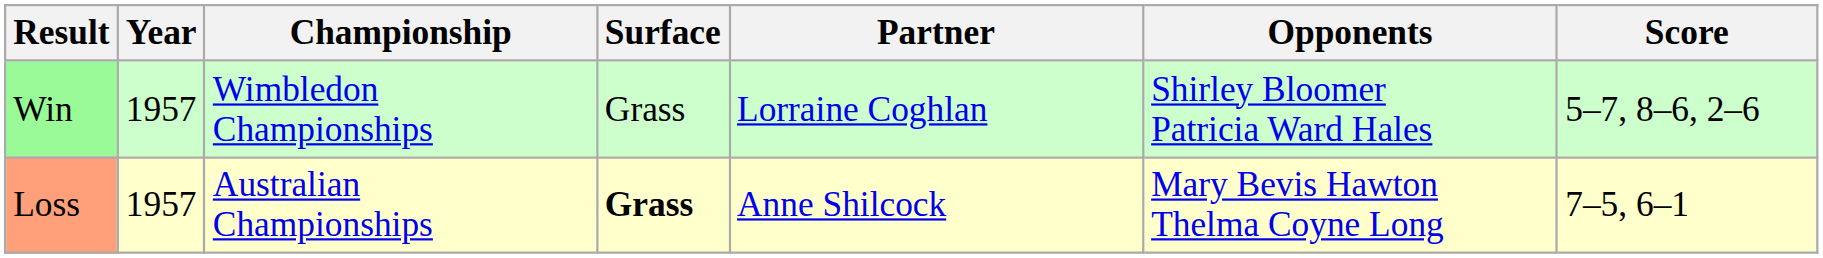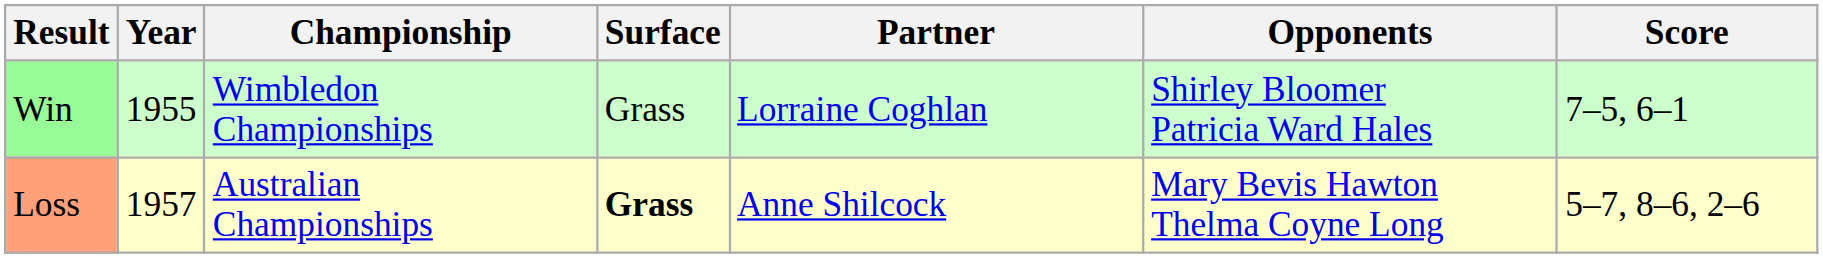(161, 108) 1957 -> (161, 108) 1955
(1662, 108) 5–7, 8–6, 2–6 -> (1627, 108) 7–5, 6–1
(1627, 204) 7–5, 6–1 -> (1662, 204) 5–7, 8–6, 2–6
